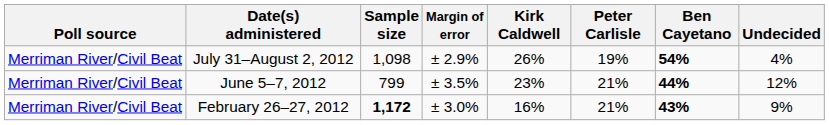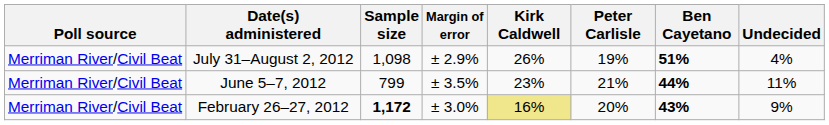(674, 58) 54% -> (674, 58) 51%
(782, 82) 12% -> (782, 82) 11%
(529, 107) no background -> (529, 107) khaki background
(613, 107) 21% -> (613, 107) 20%
